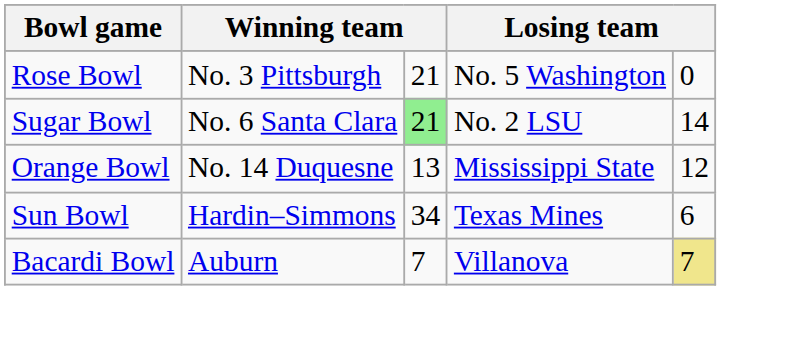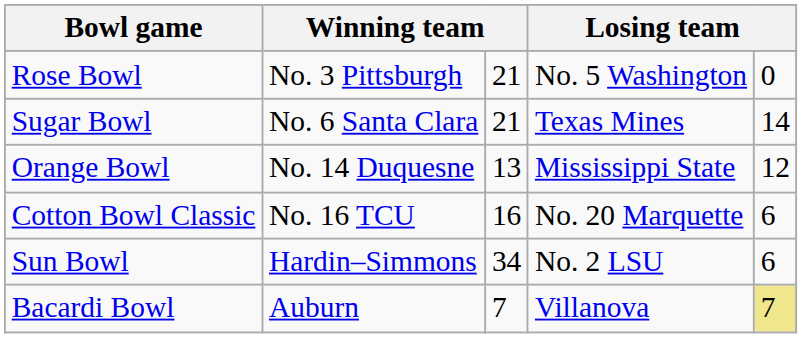(426, 121) lightgreen background -> (507, 121) no background
(518, 121) No. 2 LSU -> (610, 121) Texas Mines
+ row: (134, 214)
(528, 214) Texas Mines -> (599, 261) No. 2 LSU
